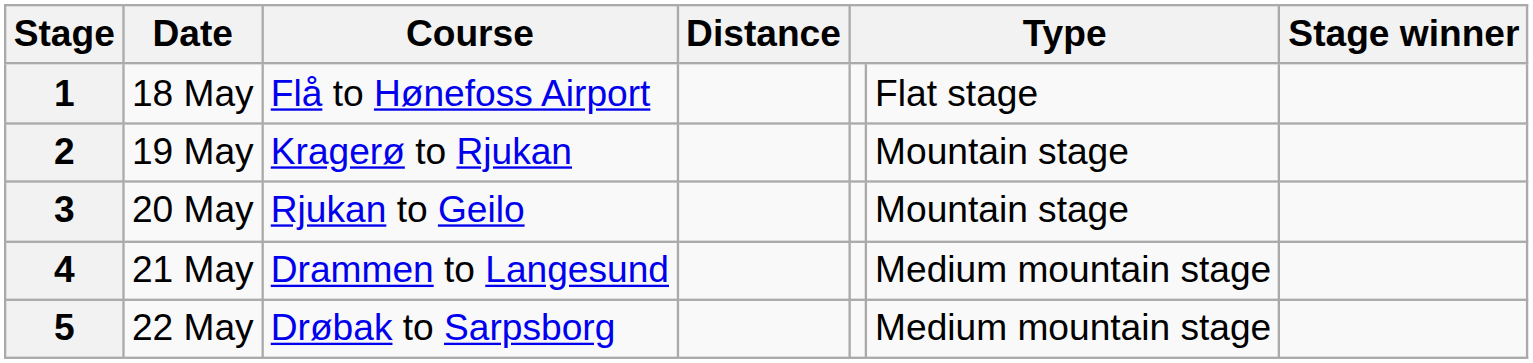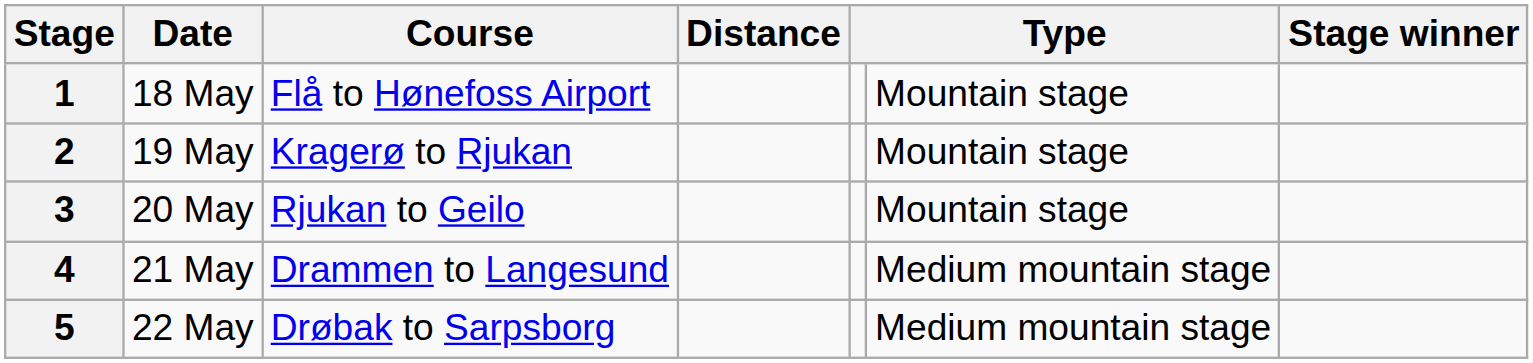(957, 92) Flat stage -> (1002, 92) Mountain stage
